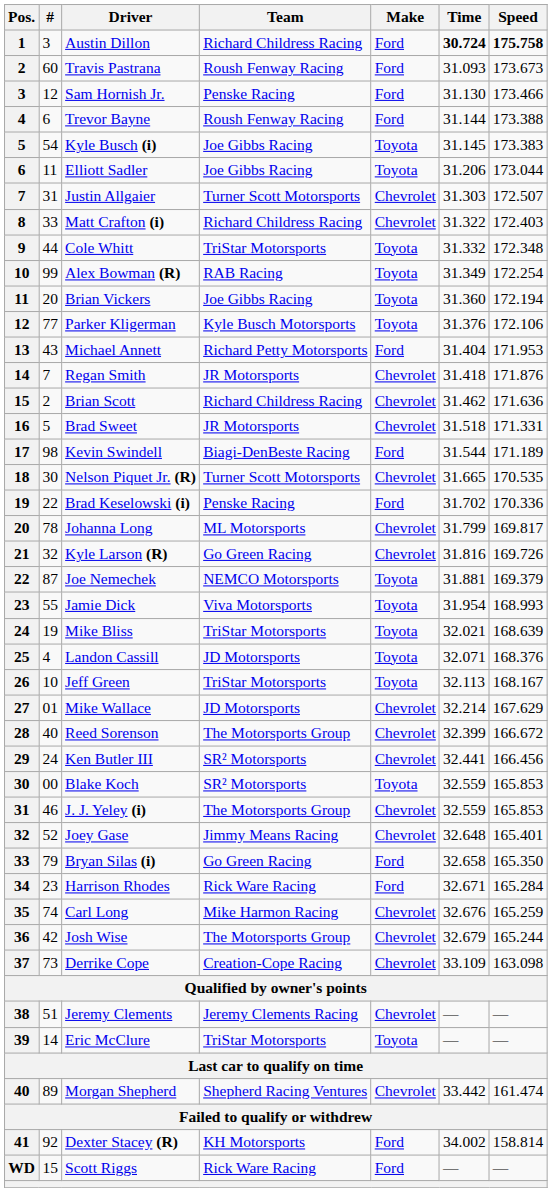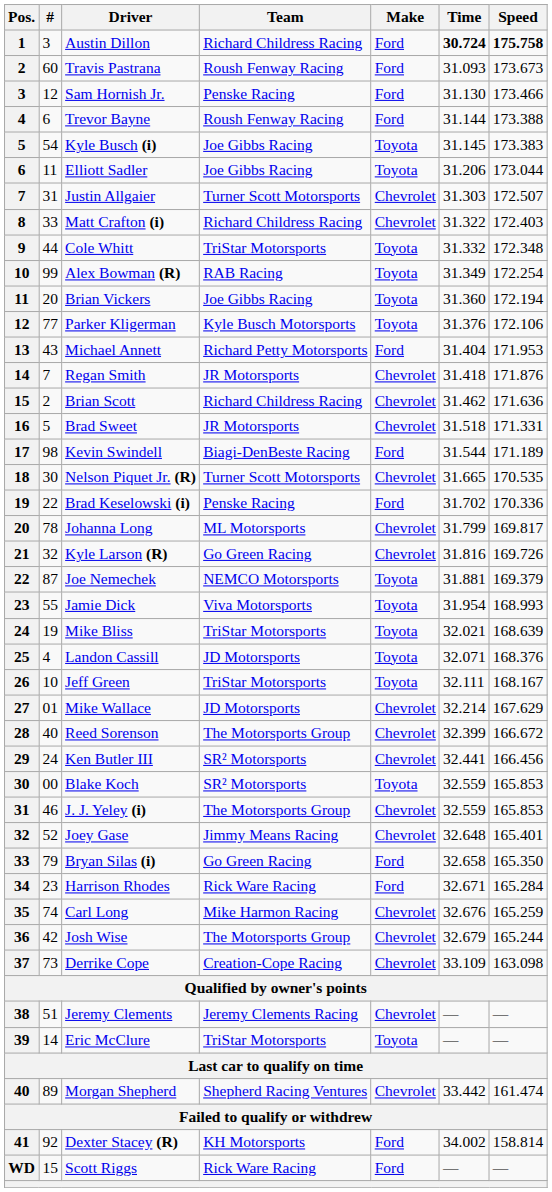(464, 682) 32.113 -> (464, 682) 32.111
